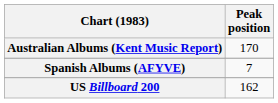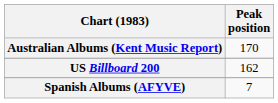rows swapped: (115, 68) <-> (115, 87)
